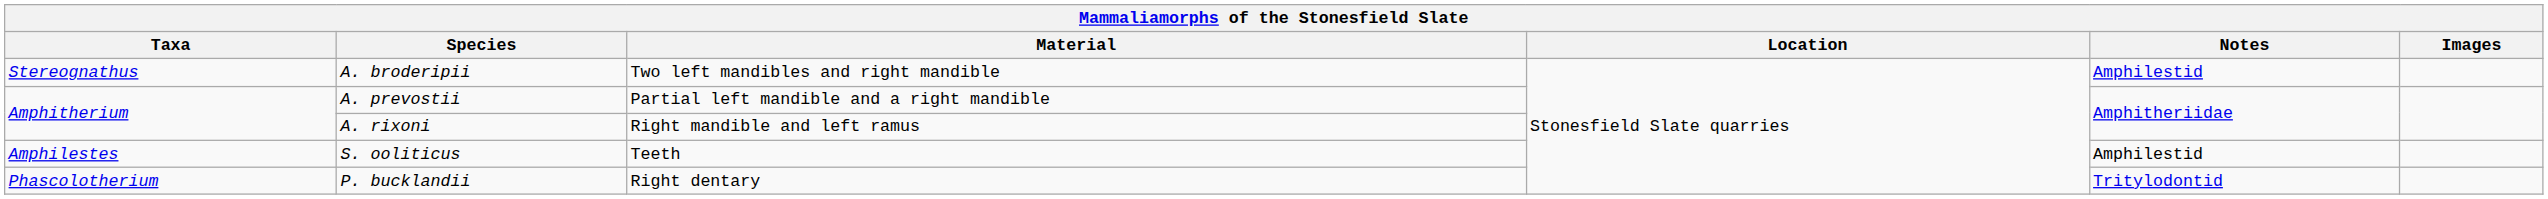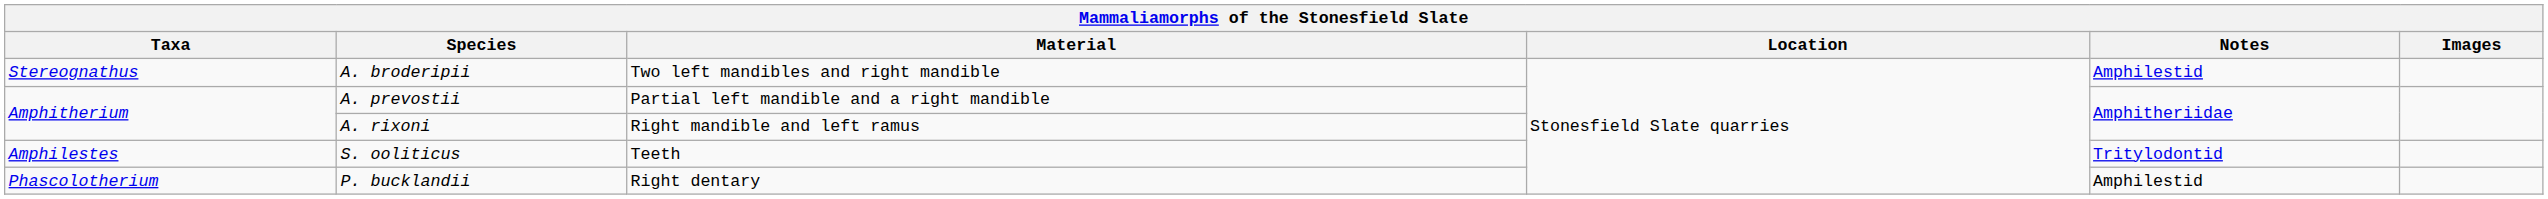(2148, 154) Amphilestid -> (2158, 154) Tritylodontid
(2158, 181) Tritylodontid -> (2148, 181) Amphilestid
